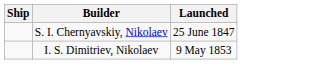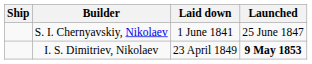+ column: (205, 13)
(204, 50) normal -> (273, 50) bold
